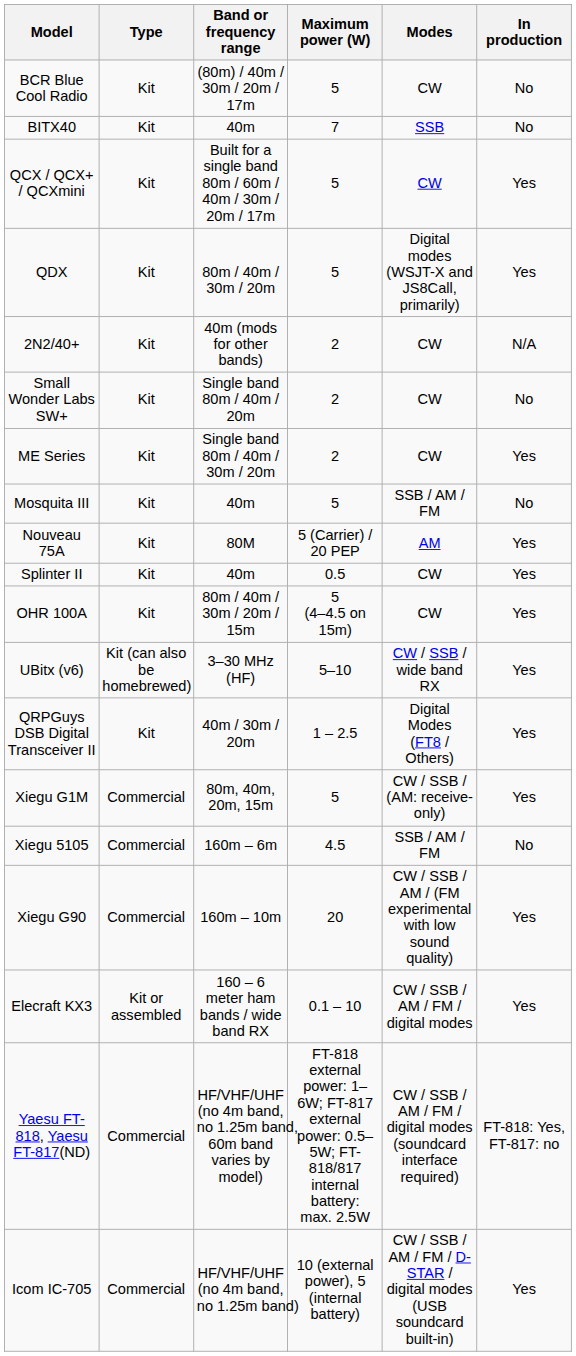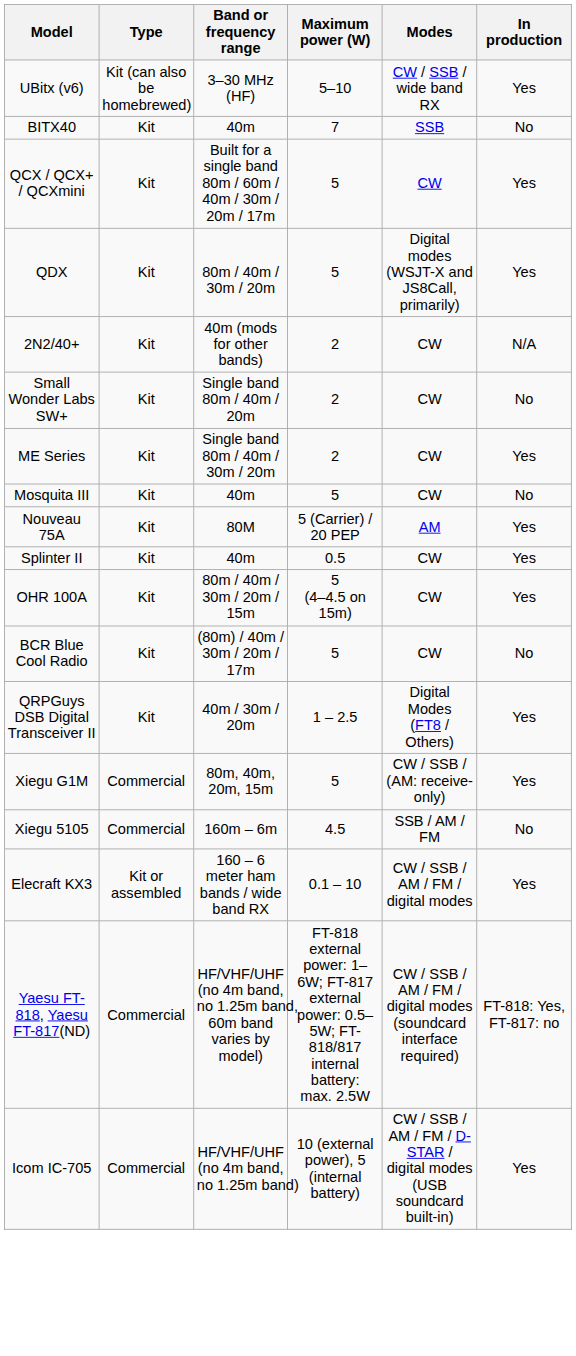rows swapped: (52, 669) <-> (52, 88)
(430, 503) SSB / AM / FM -> (430, 495) CW
- row: (52, 917)
